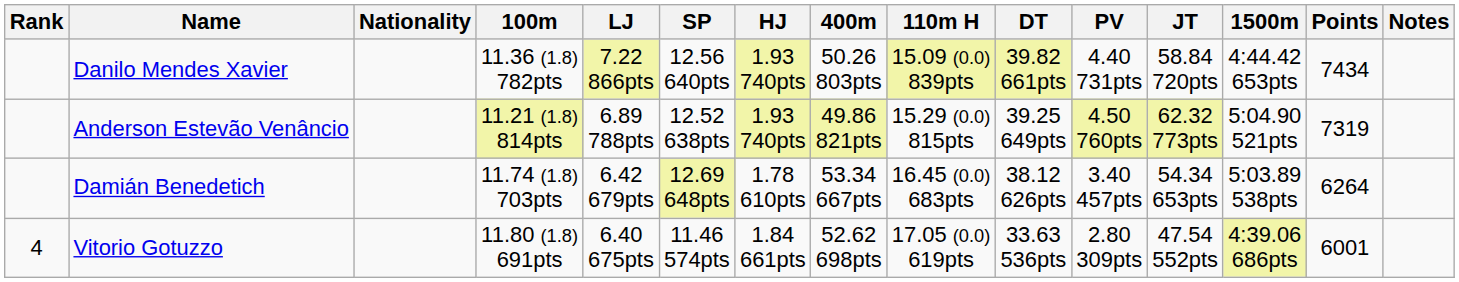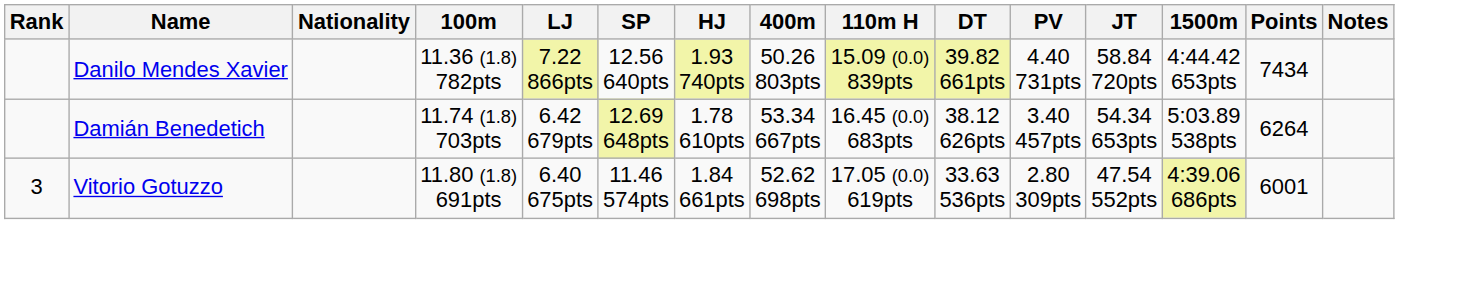- row: (211, 128)
(37, 247) 4 -> (37, 187) 3
